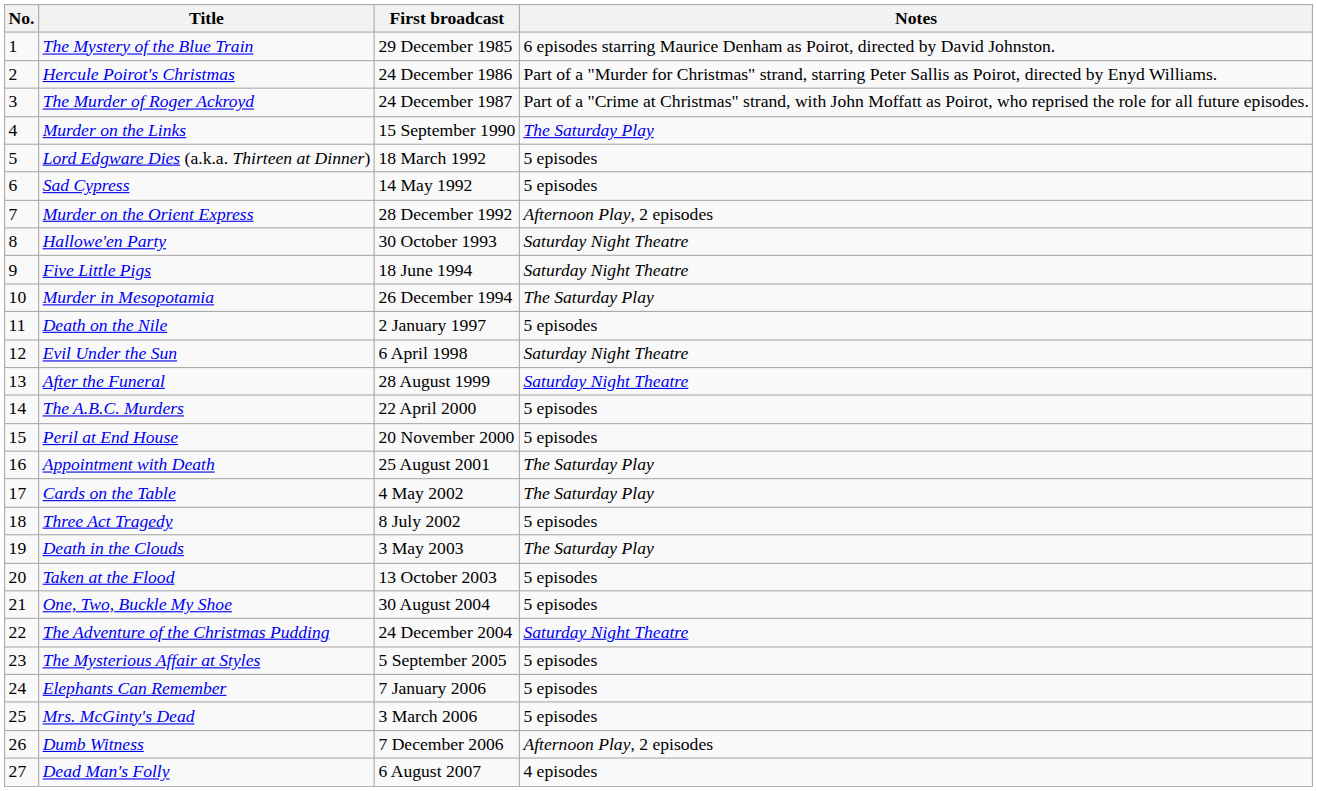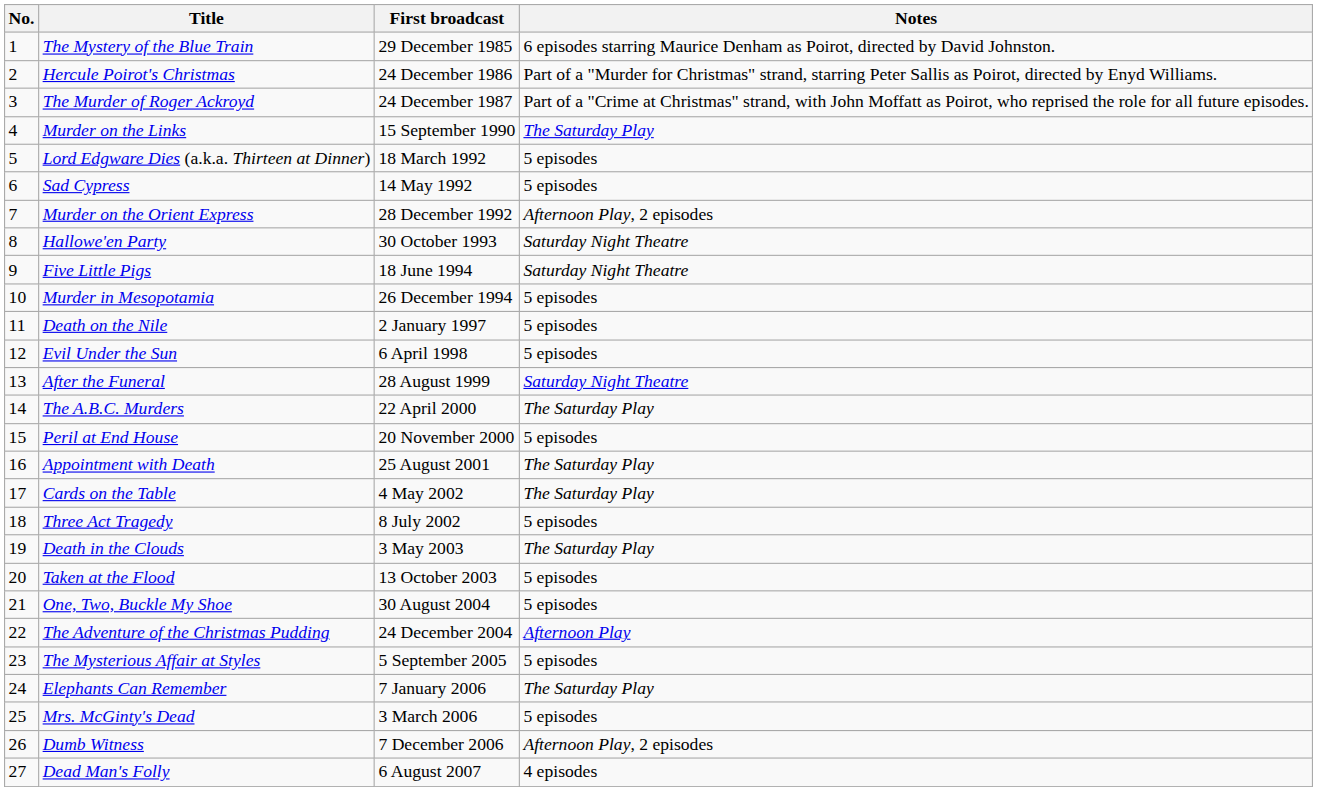(589, 297) The Saturday Play -> (560, 297) 5 episodes
(606, 353) Saturday Night Theatre -> (560, 353) 5 episodes
(560, 409) 5 episodes -> (589, 409) The Saturday Play
(606, 632) Saturday Night Theatre -> (577, 632) Afternoon Play
(560, 688) 5 episodes -> (589, 688) The Saturday Play
